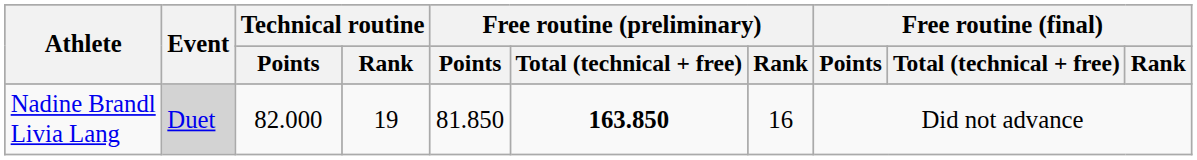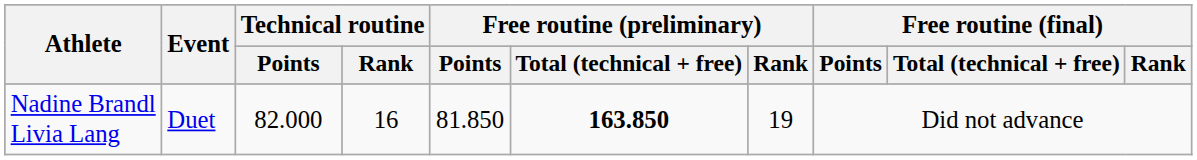(191, 119) lightgrey background -> (191, 119) no background
(386, 119) 19 -> (386, 119) 16
(781, 119) 16 -> (781, 119) 19
